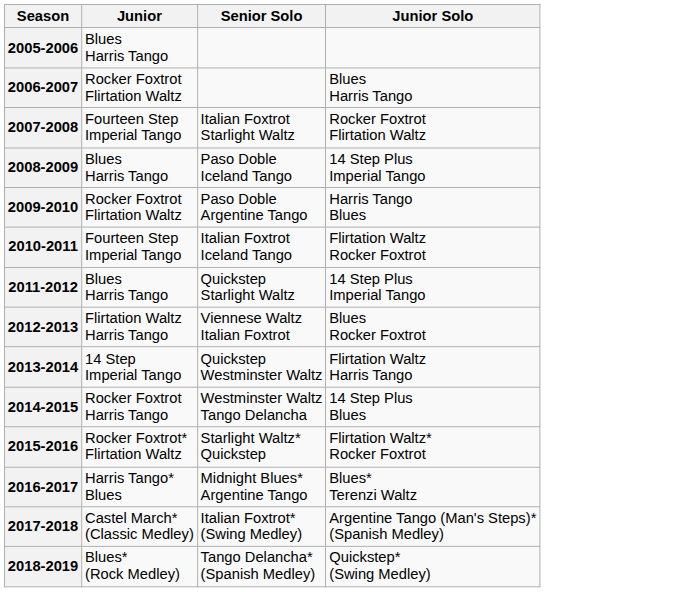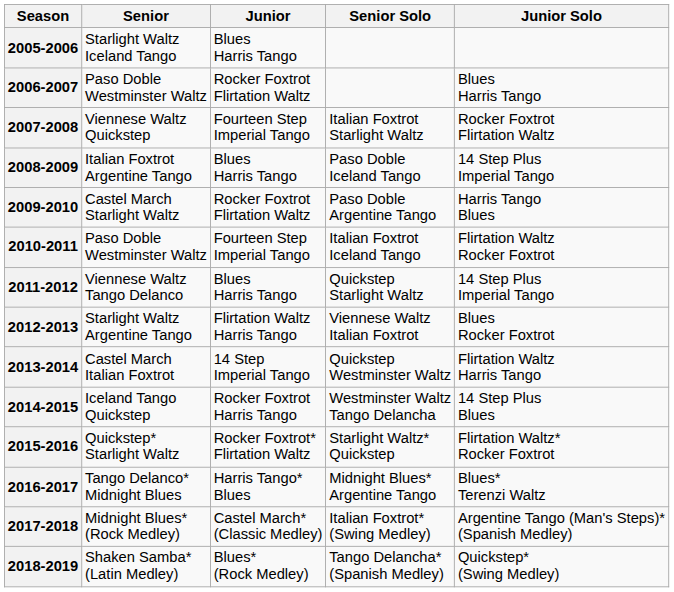+ column: (146, 16)
